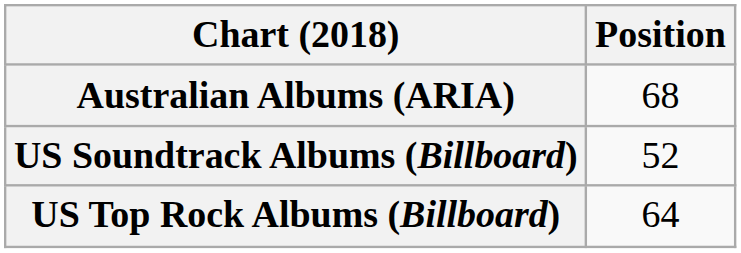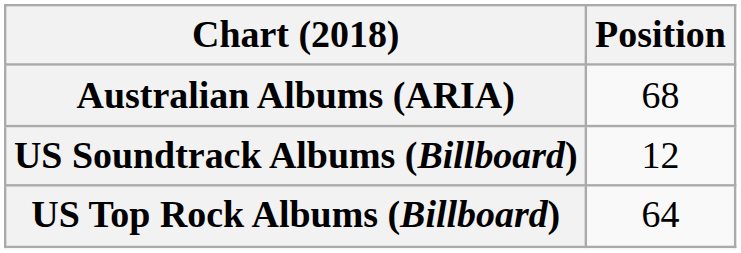(660, 154) 52 -> (660, 154) 12
